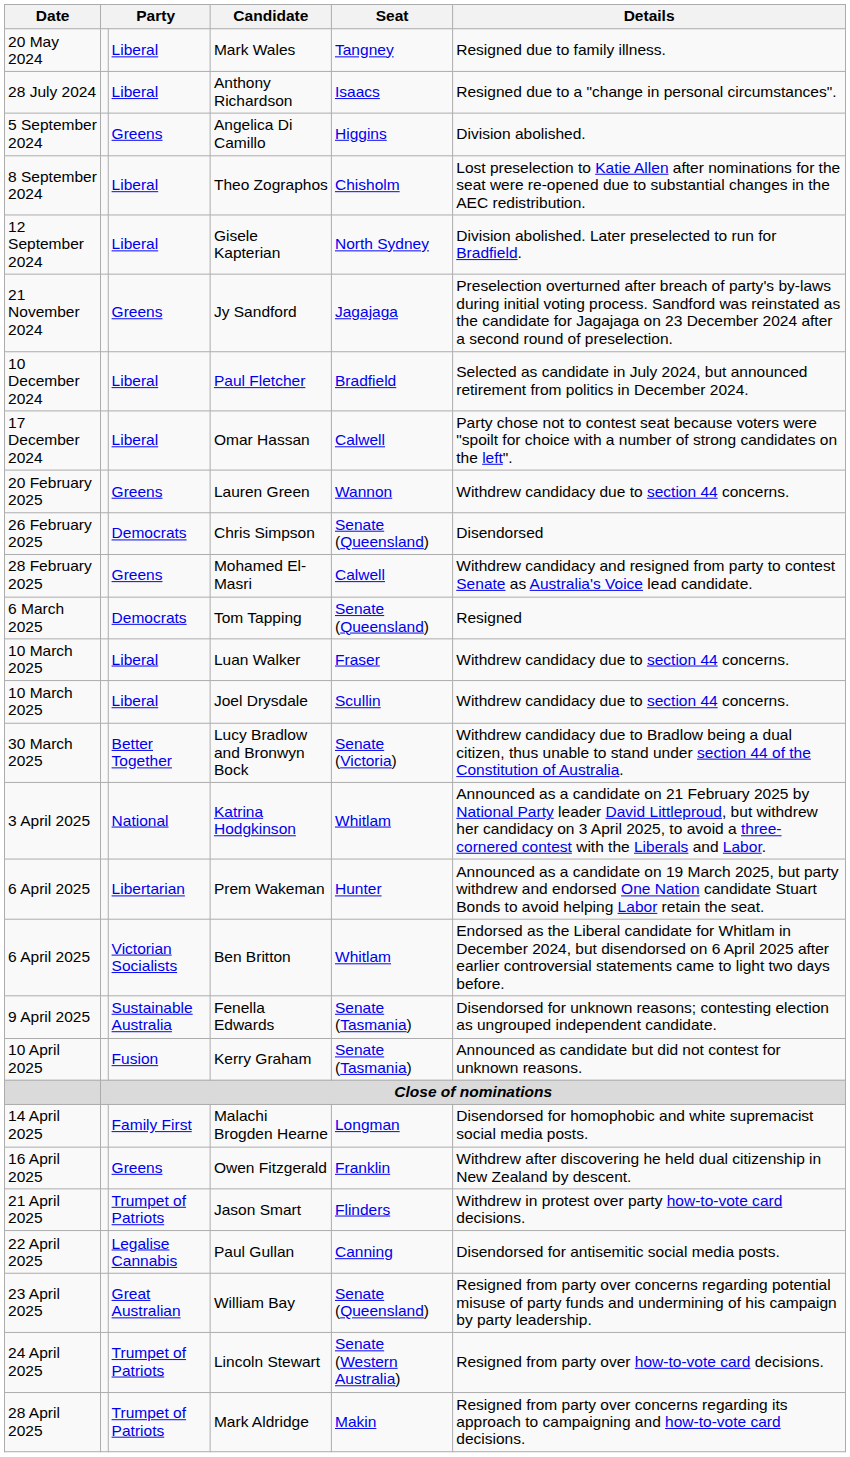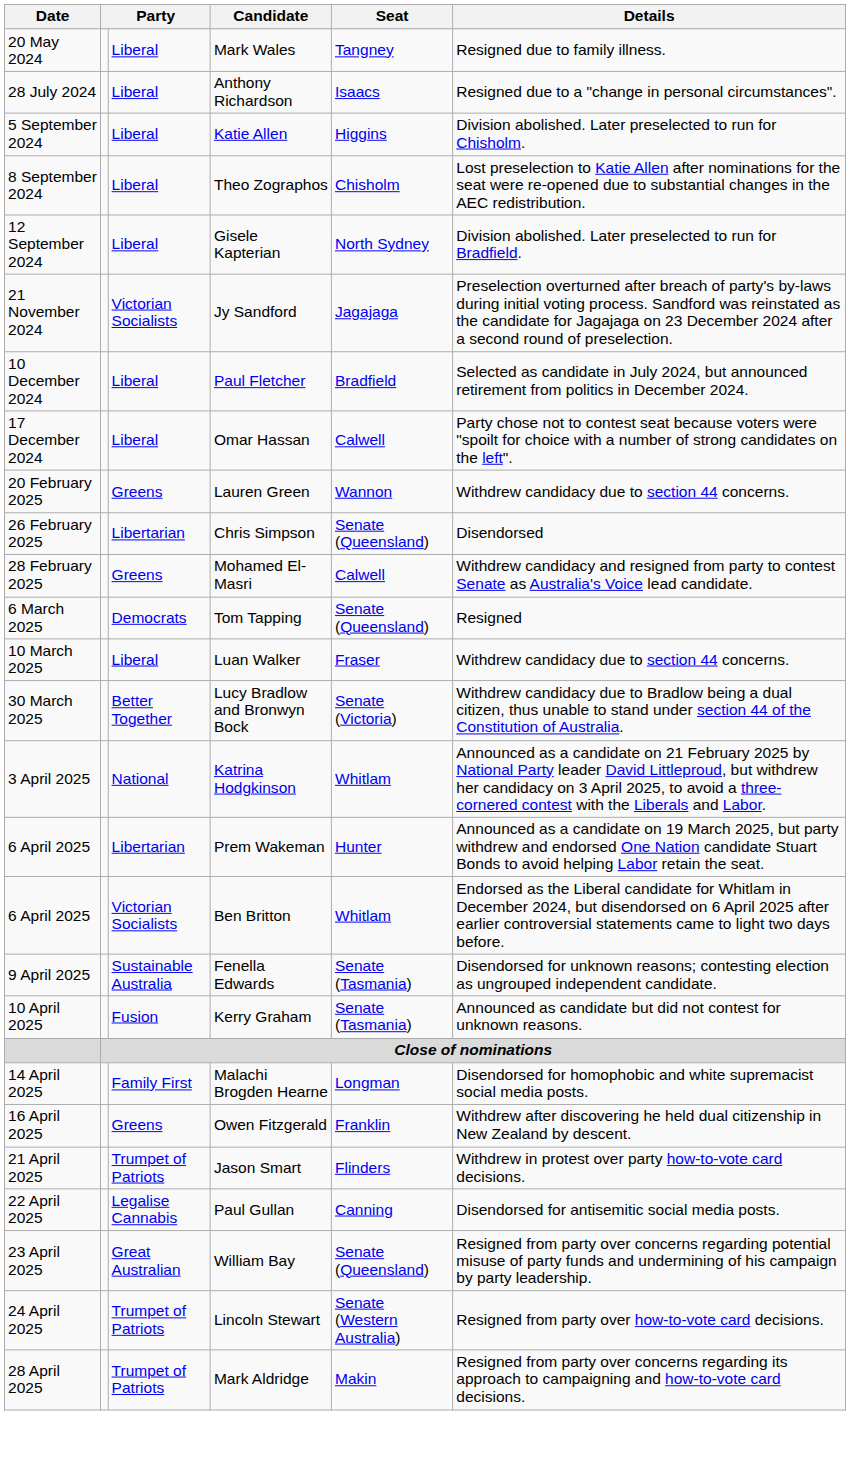+ row: (251, 134)
- row: (253, 134)
(137, 312) Greens -> (144, 312) Victorian Socialists
(149, 533) Democrats -> (148, 533) Libertarian
- row: (261, 701)
